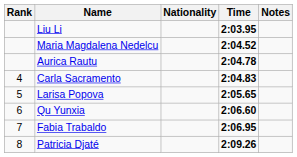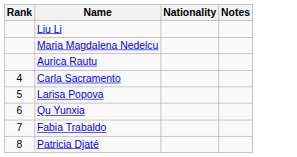- column: (239, 12)
